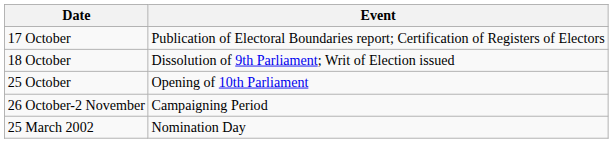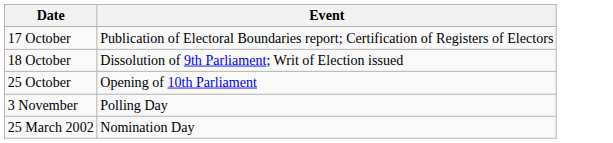- row: (76, 104)
+ row: (43, 104)
